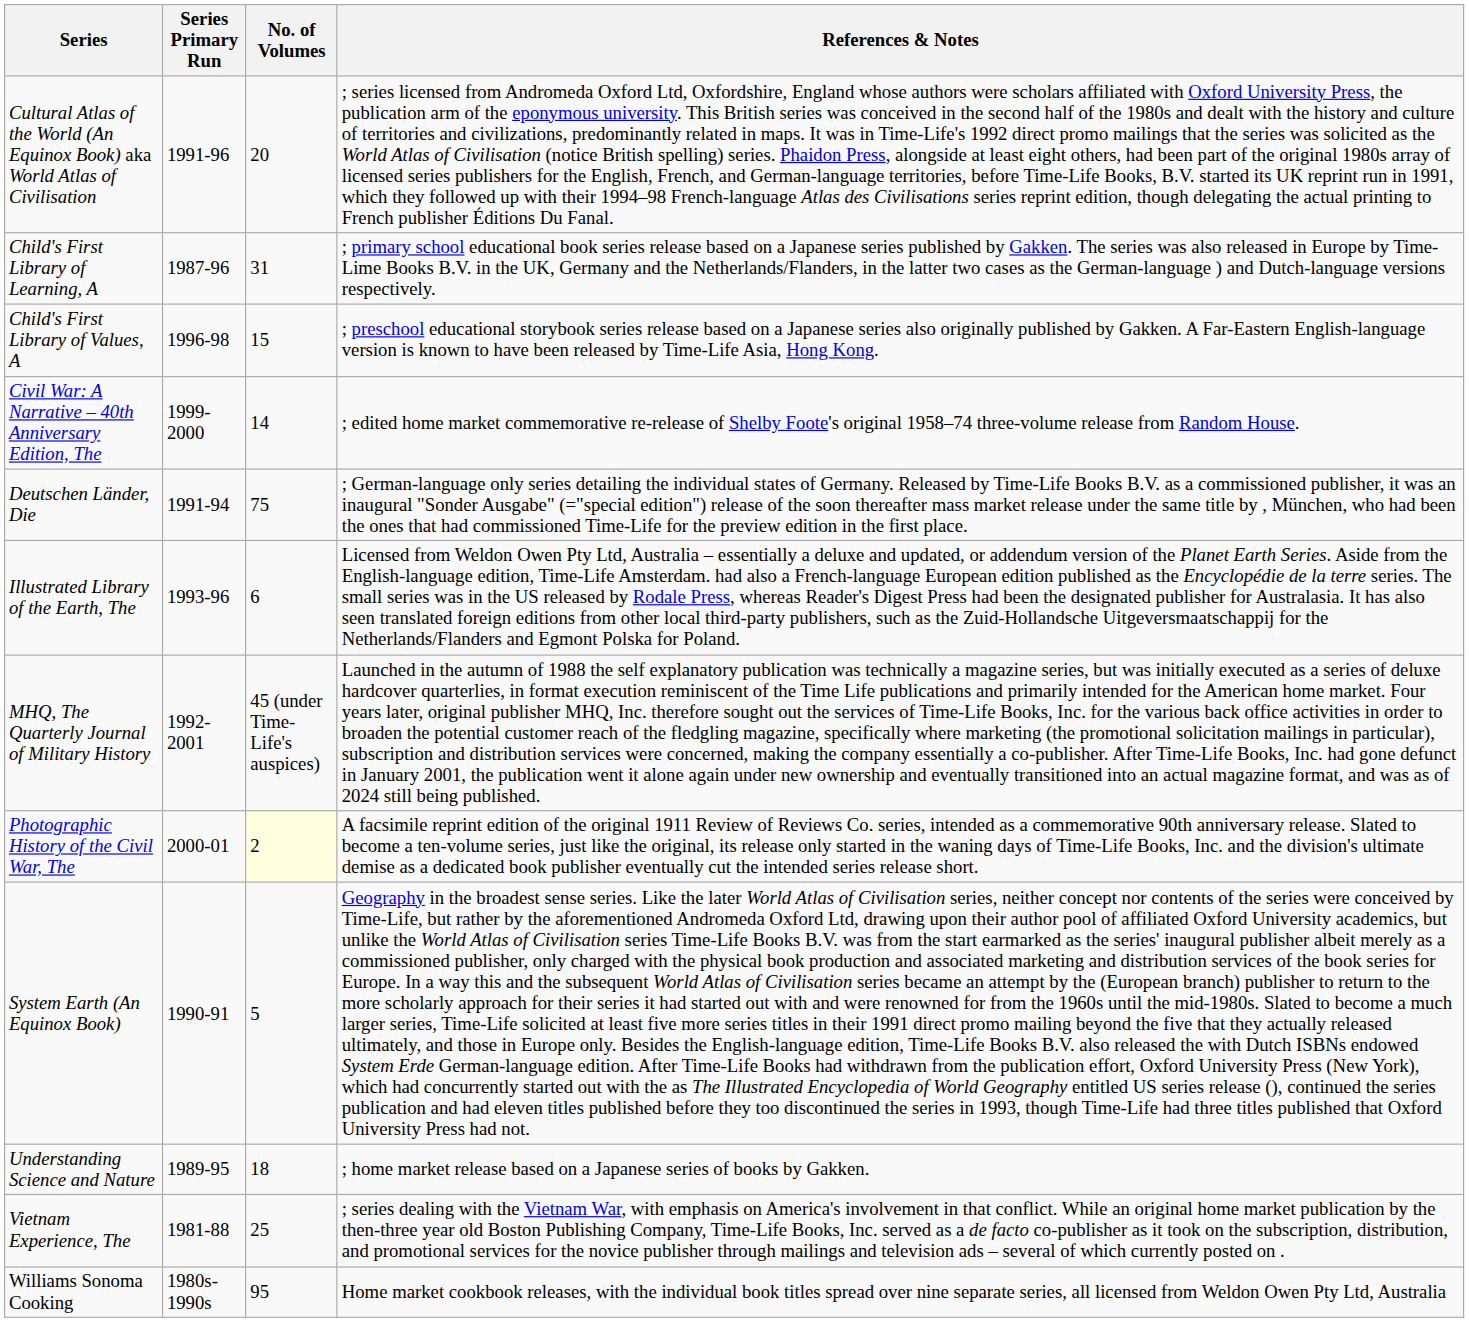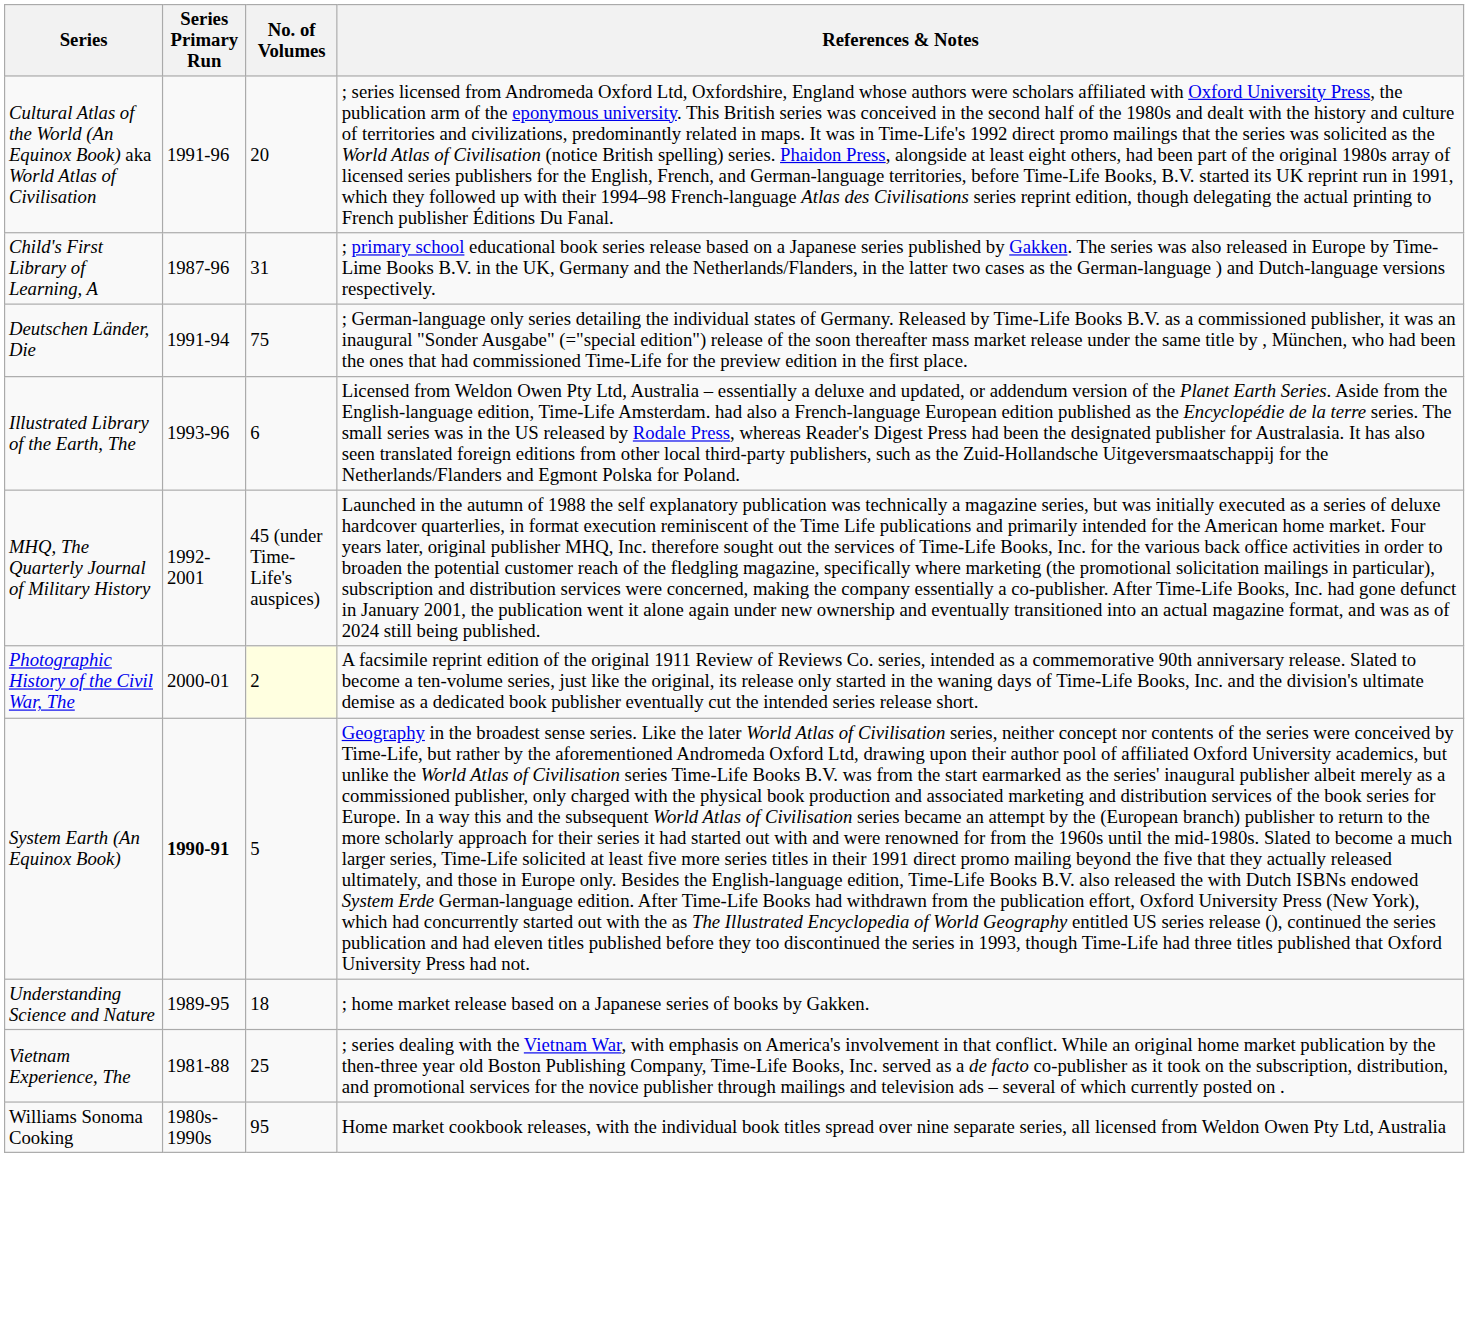- row: (76, 340)
- row: (71, 422)
(198, 1013) normal -> (198, 848) bold
